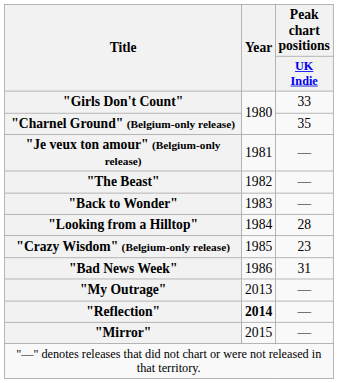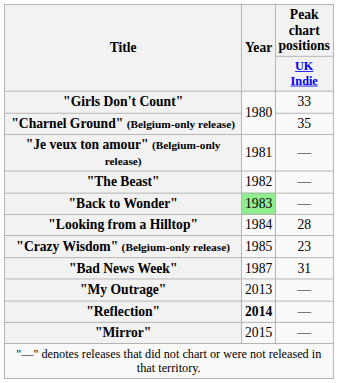(259, 203) no background -> (259, 203) lightgreen background
(259, 268) 1986 -> (259, 268) 1987
